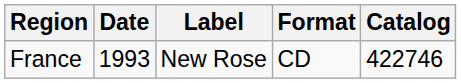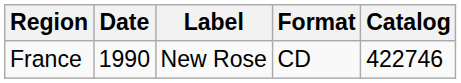(124, 59) 1993 -> (124, 59) 1990
